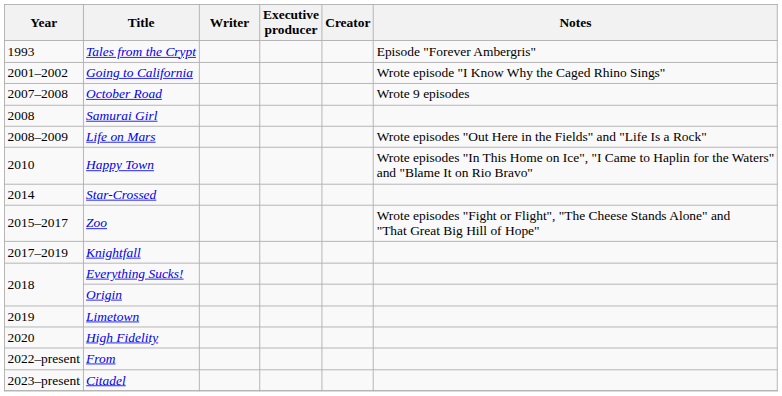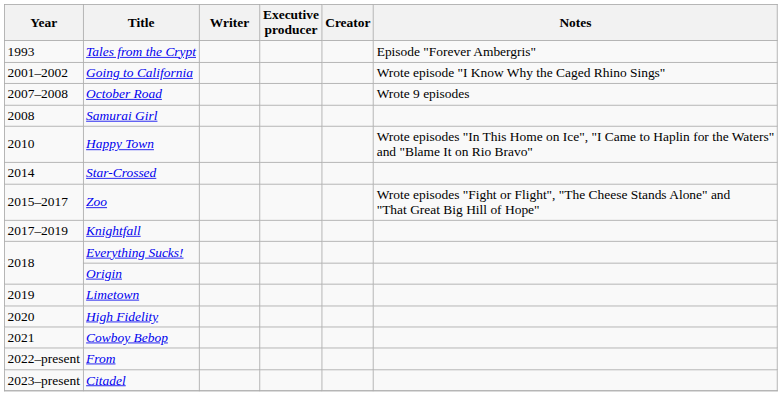- row: (121, 136)
+ row: (127, 337)
